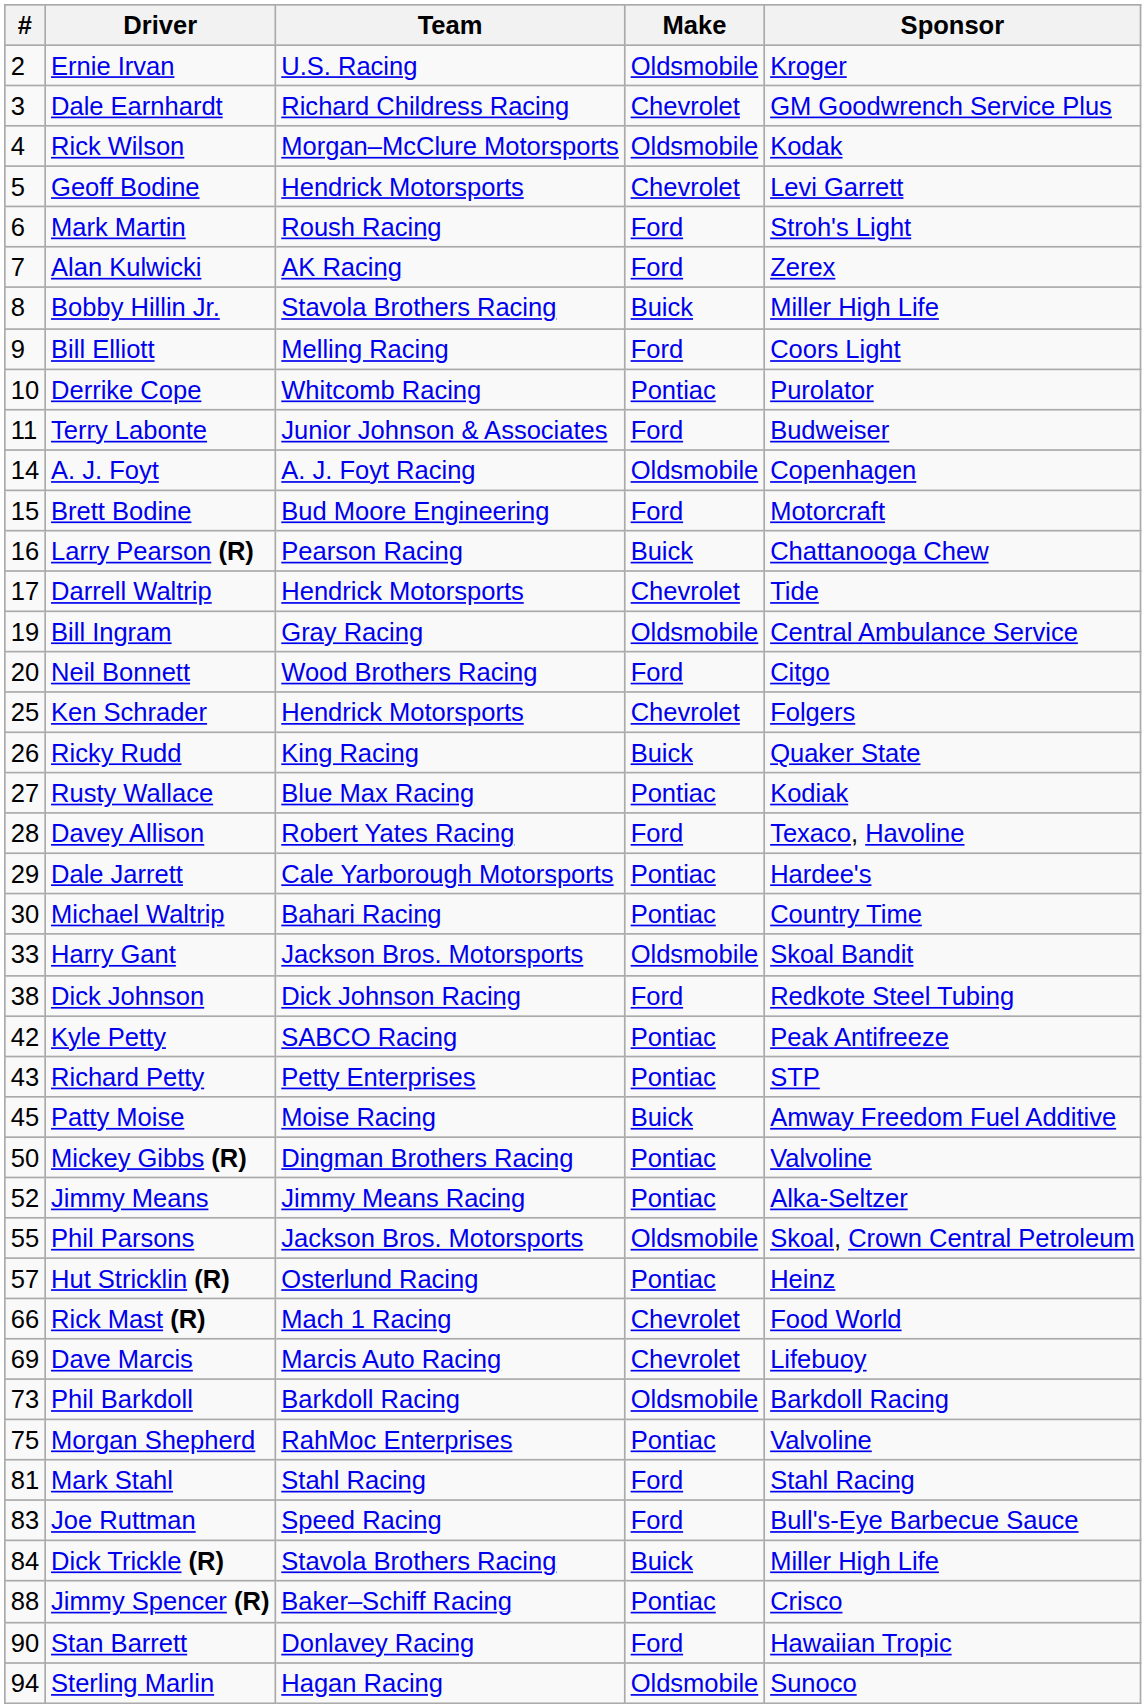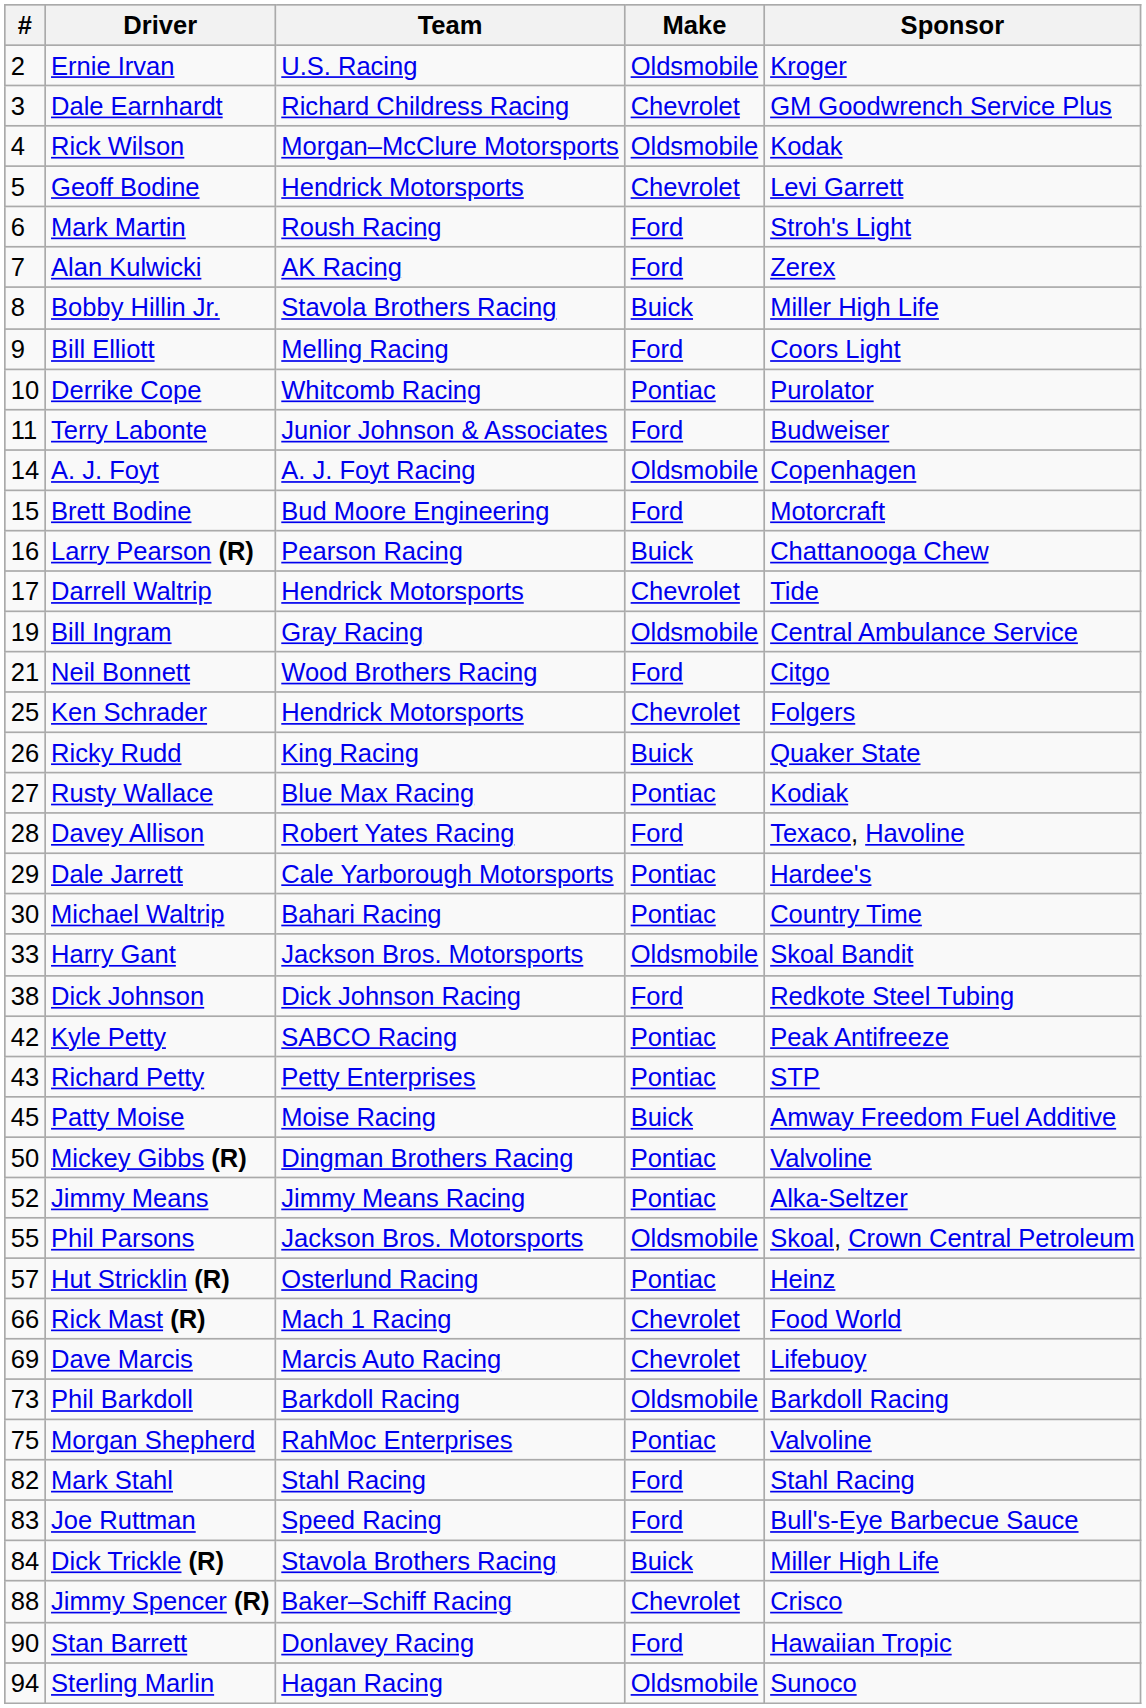(25, 672) 20 -> (25, 672) 21
(25, 1481) 81 -> (25, 1481) 82
(673, 1602) Pontiac -> (685, 1602) Chevrolet
